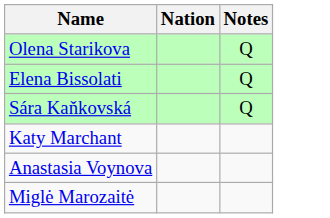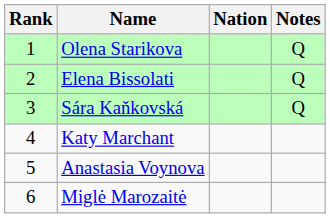+ column: (31, 19)
